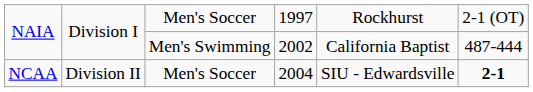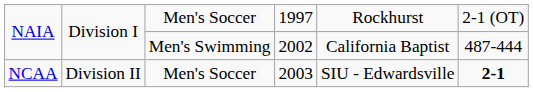(296, 73) 2004 -> (296, 73) 2003
